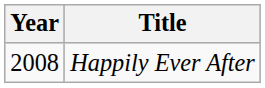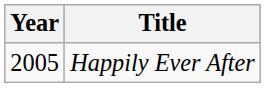(35, 62) 2008 -> (35, 62) 2005
